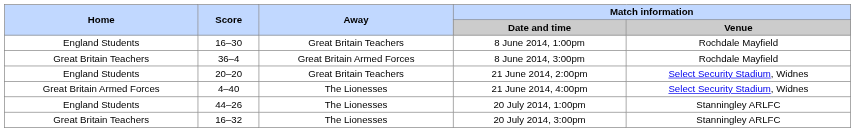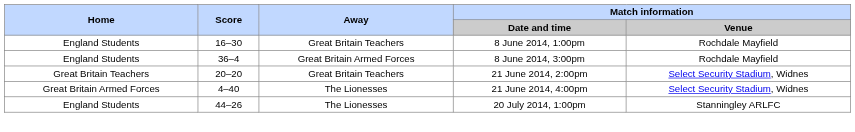(101, 58) Great Britain Teachers -> (101, 58) England Students
(101, 74) England Students -> (101, 74) Great Britain Teachers
- row: (540, 120)
